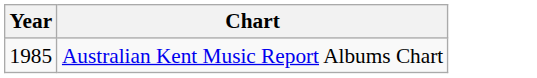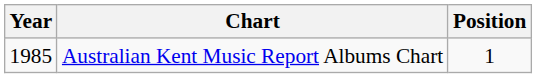+ column: (490, 21)
